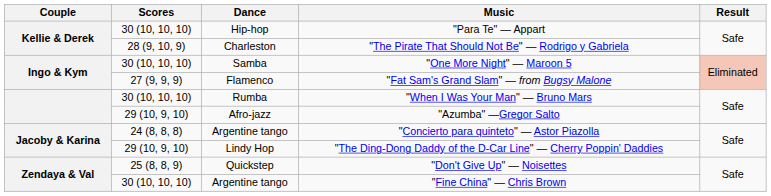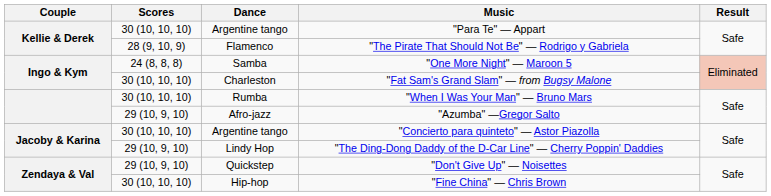(250, 30) Hip-hop -> (250, 30) Argentine tango
(250, 47) Charleston -> (250, 47) Flamenco
(156, 64) 30 (10, 10, 10) -> (156, 64) 24 (8, 8, 8)
(156, 81) 27 (9, 9, 9) -> (156, 81) 30 (10, 10, 10)
(250, 81) Flamenco -> (250, 81) Charleston
(156, 132) 24 (8, 8, 8) -> (156, 132) 30 (10, 10, 10)
(156, 166) 25 (8, 8, 9) -> (156, 166) 29 (10, 9, 10)
(250, 183) Argentine tango -> (250, 183) Hip-hop
